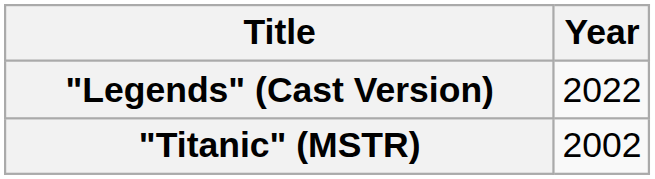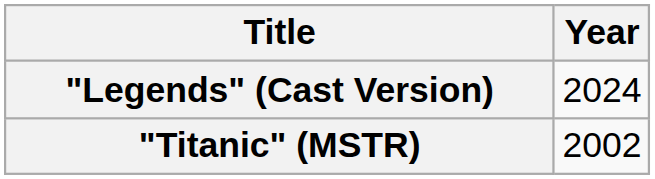(602, 88) 2022 -> (602, 88) 2024
